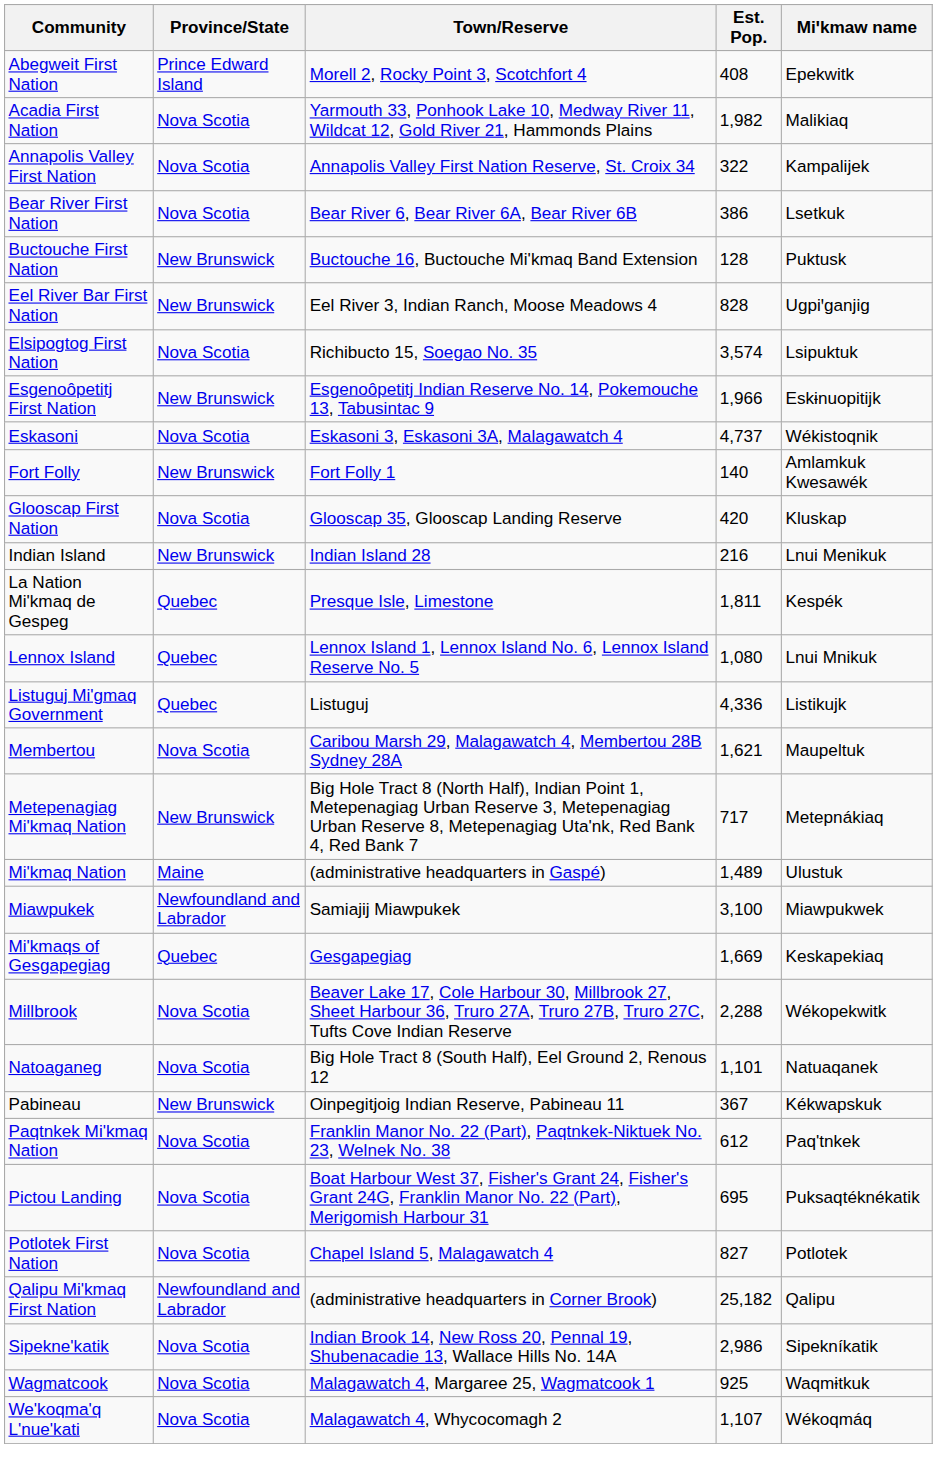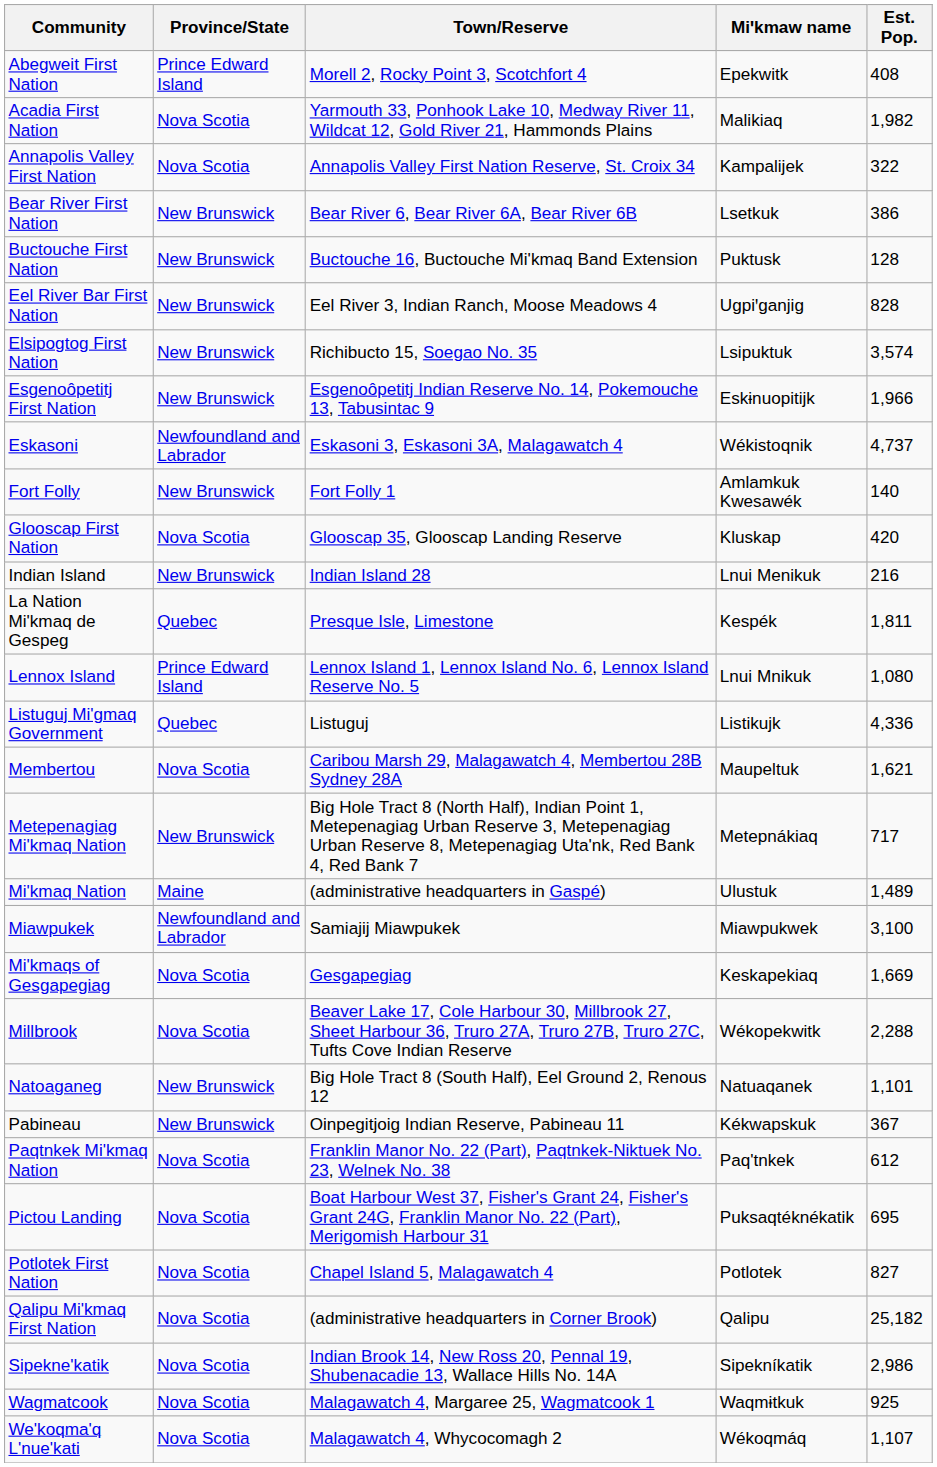columns swapped: (749, 27) <-> (857, 27)
(203, 213) Nova Scotia -> (216, 213) New Brunswick
(203, 352) Nova Scotia -> (216, 352) New Brunswick
(203, 435) Nova Scotia -> (229, 445) Newfoundland and Labrador
(187, 658) Quebec -> (213, 677) Prince Edward Island
(187, 955) Quebec -> (203, 975) Nova Scotia
(203, 1068) Nova Scotia -> (216, 1087) New Brunswick
(229, 1300) Newfoundland and Labrador -> (203, 1319) Nova Scotia
